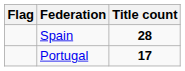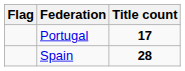rows swapped: (57, 35) <-> (64, 55)
